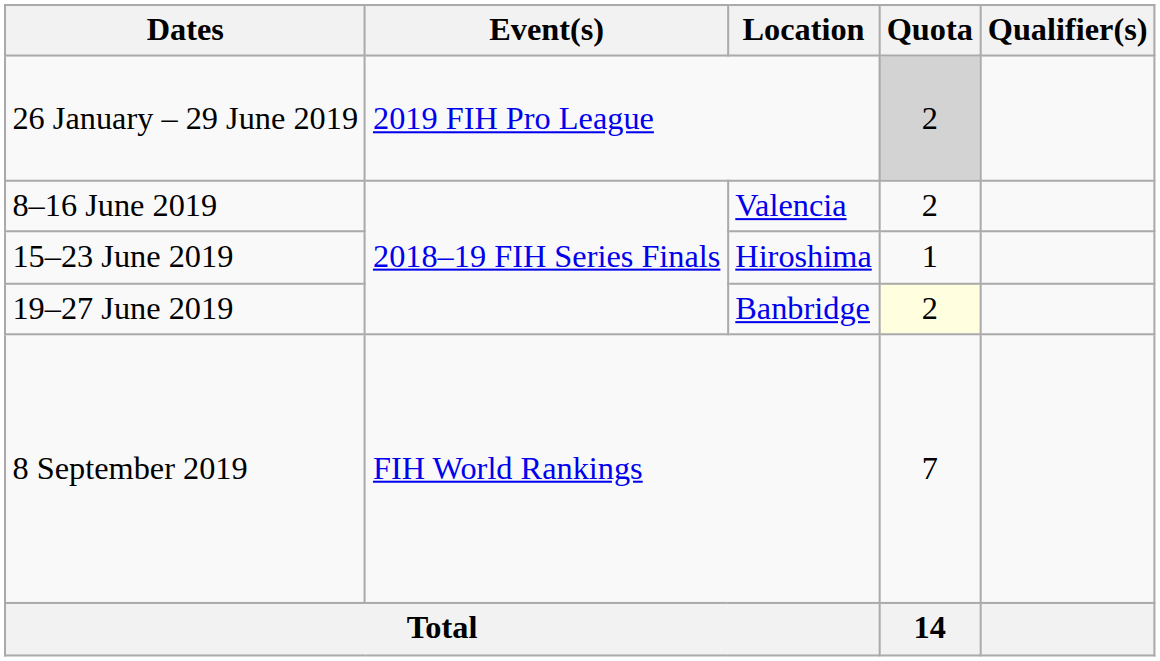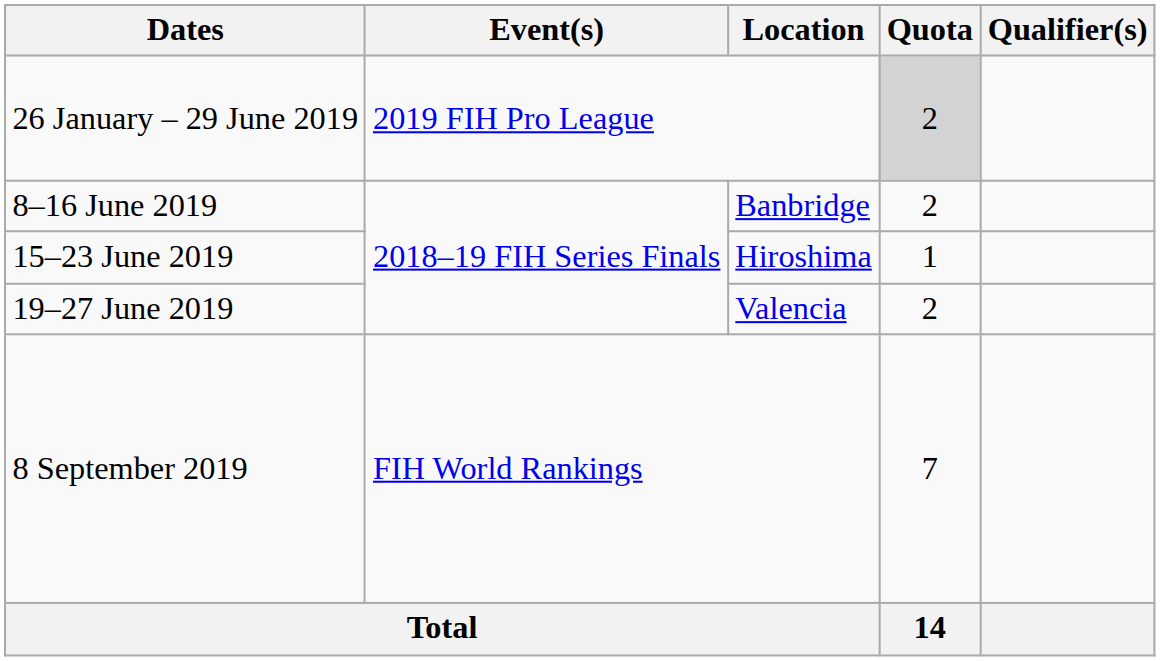(791, 205) Valencia -> (803, 205) Banbridge
(803, 307) Banbridge -> (791, 307) Valencia
(930, 307) lightyellow background -> (930, 307) no background
